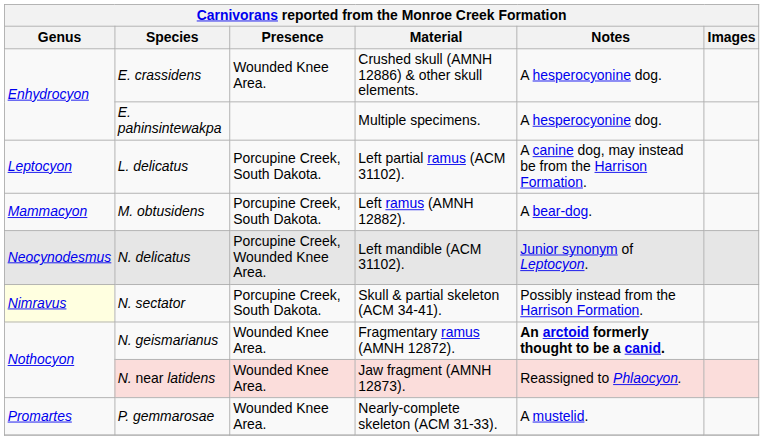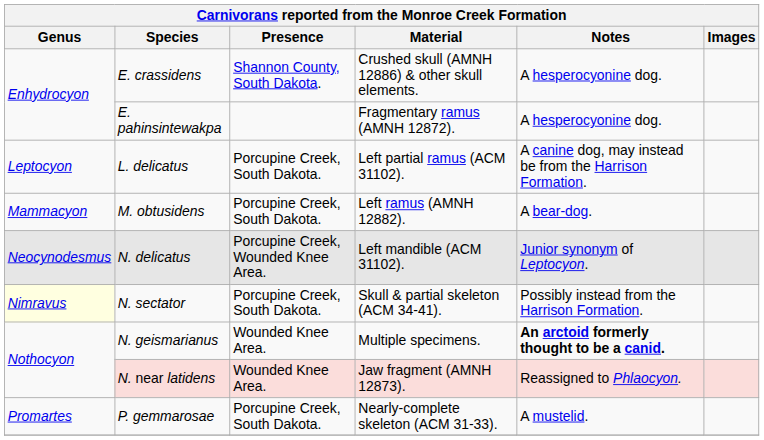(281, 75) Wounded Knee Area. -> (286, 75) Shannon County, South Dakota.
(419, 120) Multiple specimens. -> (419, 120) Fragmentary ramus (AMNH 12872).
(419, 340) Fragmentary ramus (AMNH 12872). -> (419, 340) Multiple specimens.
(281, 416) Wounded Knee Area. -> (287, 416) Porcupine Creek, South Dakota.
